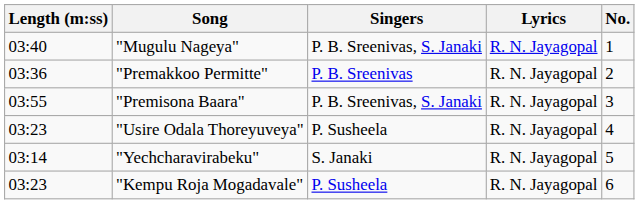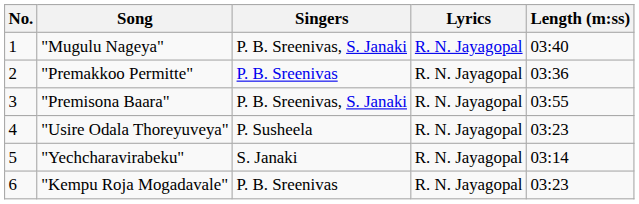columns swapped: (618, 18) <-> (58, 18)
(349, 185) P. Susheela -> (287, 185) P. B. Sreenivas
